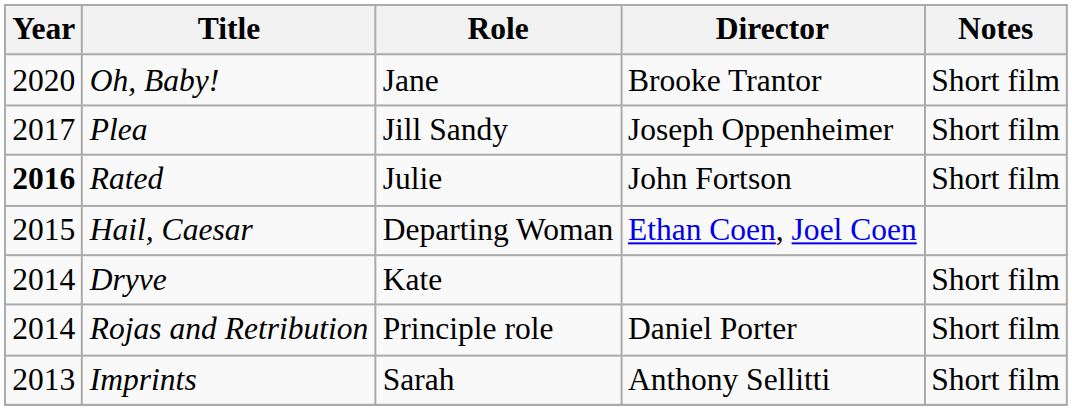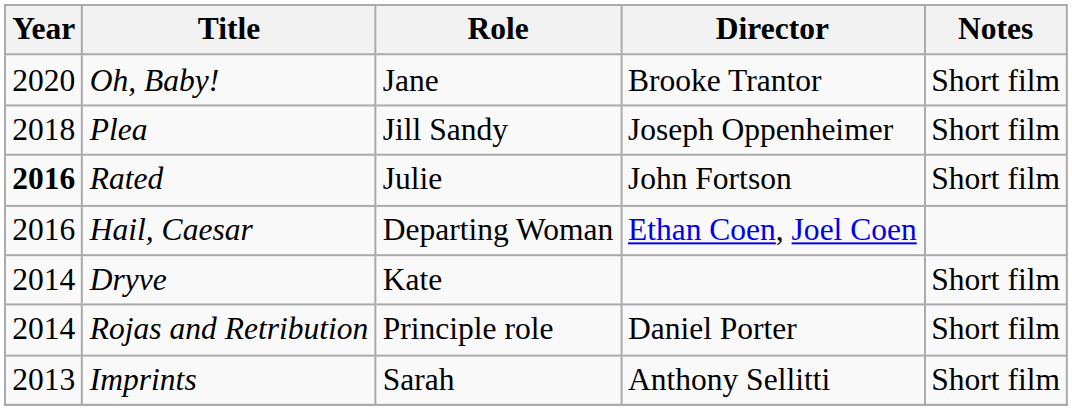(44, 129) 2017 -> (44, 129) 2018
(44, 229) 2015 -> (44, 229) 2016
